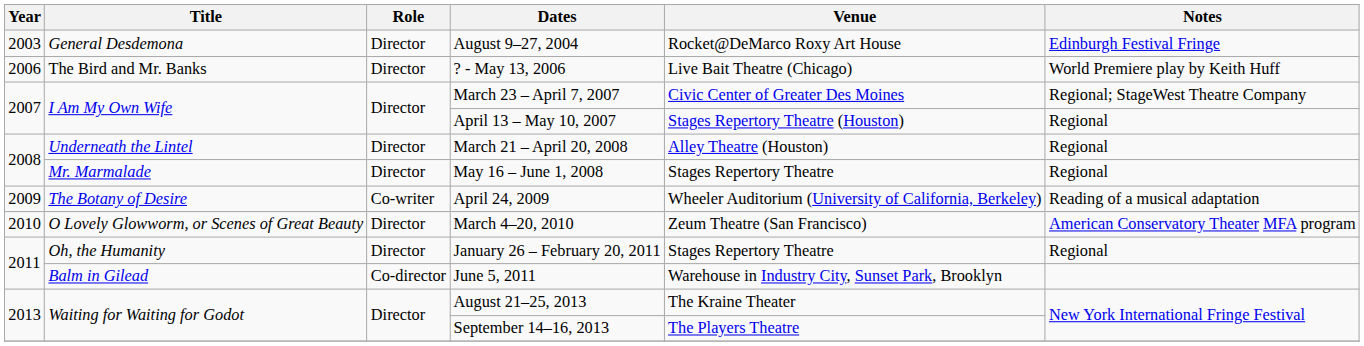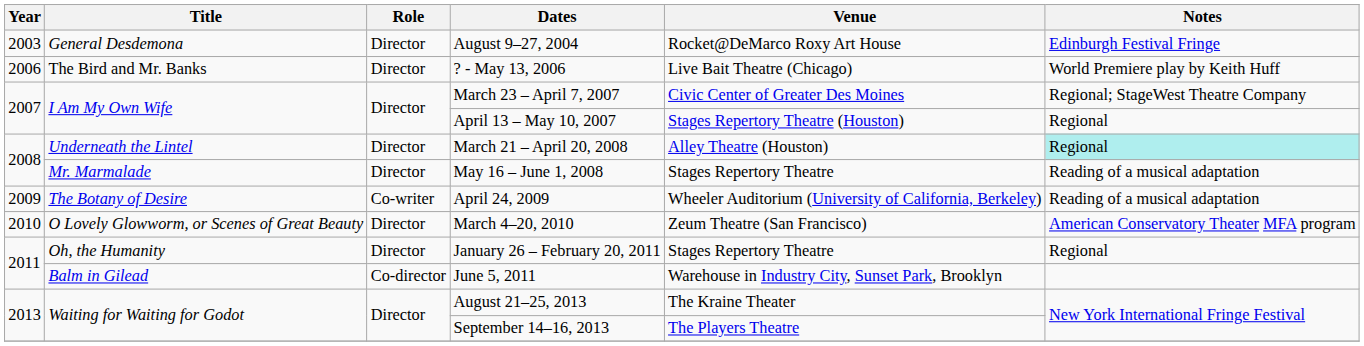(1078, 146) no background -> (1078, 146) paleturquoise background
(1078, 172) Regional -> (1154, 172) Reading of a musical adaptation
